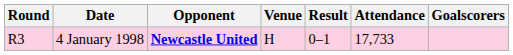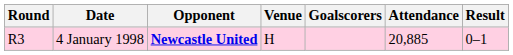columns swapped: (328, 15) <-> (468, 15)
(374, 38) 17,733 -> (408, 38) 20,885
